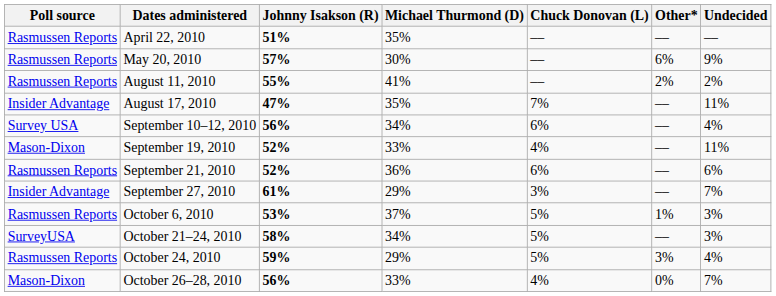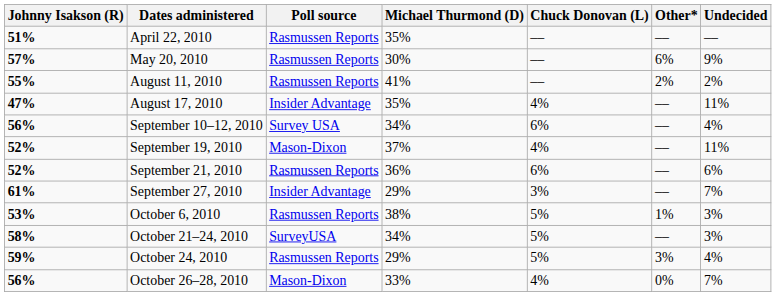columns swapped: (62, 15) <-> (321, 15)
(540, 103) 7% -> (540, 103) 4%
(398, 147) 33% -> (398, 147) 37%
(398, 214) 37% -> (398, 214) 38%
